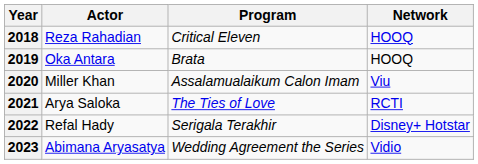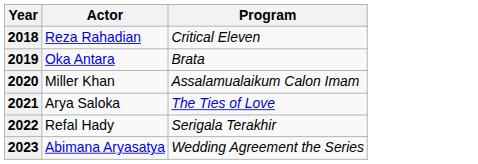- column: (420, 15)
